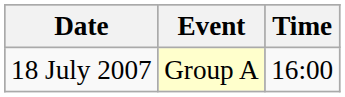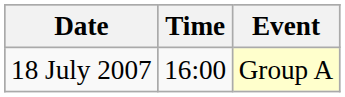columns swapped: (302, 26) <-> (211, 26)
